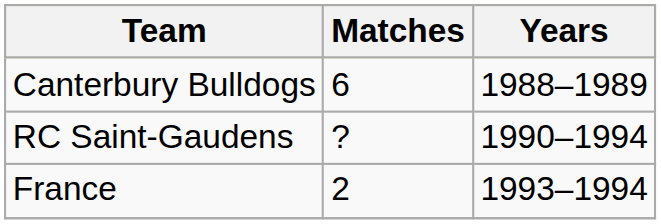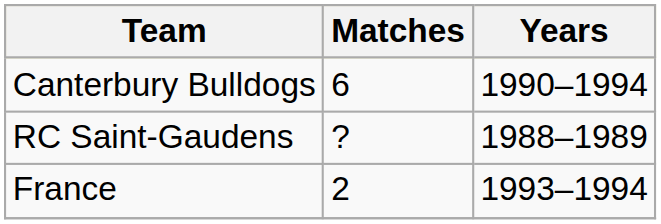(564, 84) 1988–1989 -> (564, 84) 1990–1994
(564, 137) 1990–1994 -> (564, 137) 1988–1989
